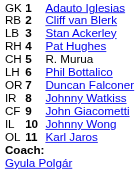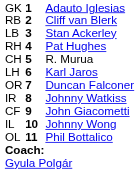(79, 72) Phil Bottalico -> (72, 72) Karl Jaros
(72, 137) Karl Jaros -> (79, 137) Phil Bottalico
